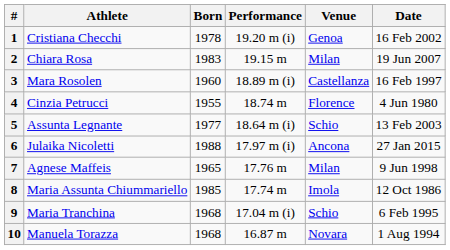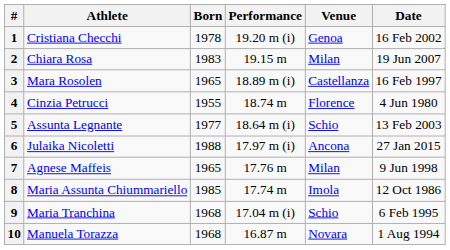(208, 81) 1960 -> (208, 81) 1965
